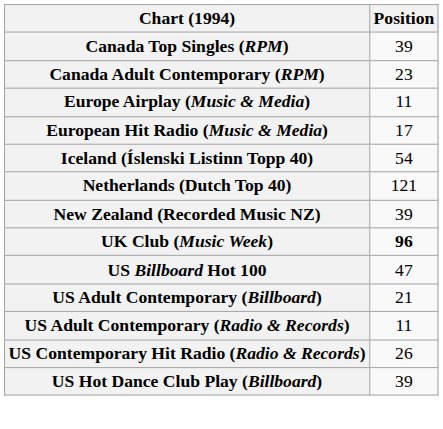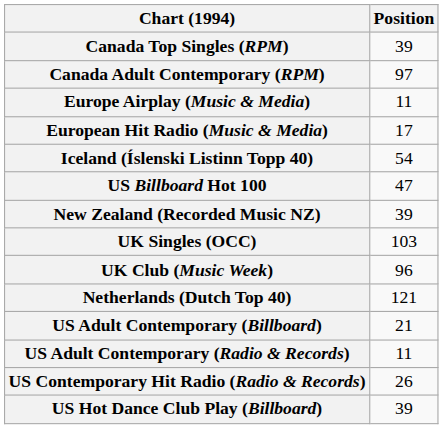(404, 74) 23 -> (404, 74) 97
rows swapped: (187, 185) <-> (187, 269)
+ row: (187, 241)
(404, 241) bold -> (404, 269) normal
